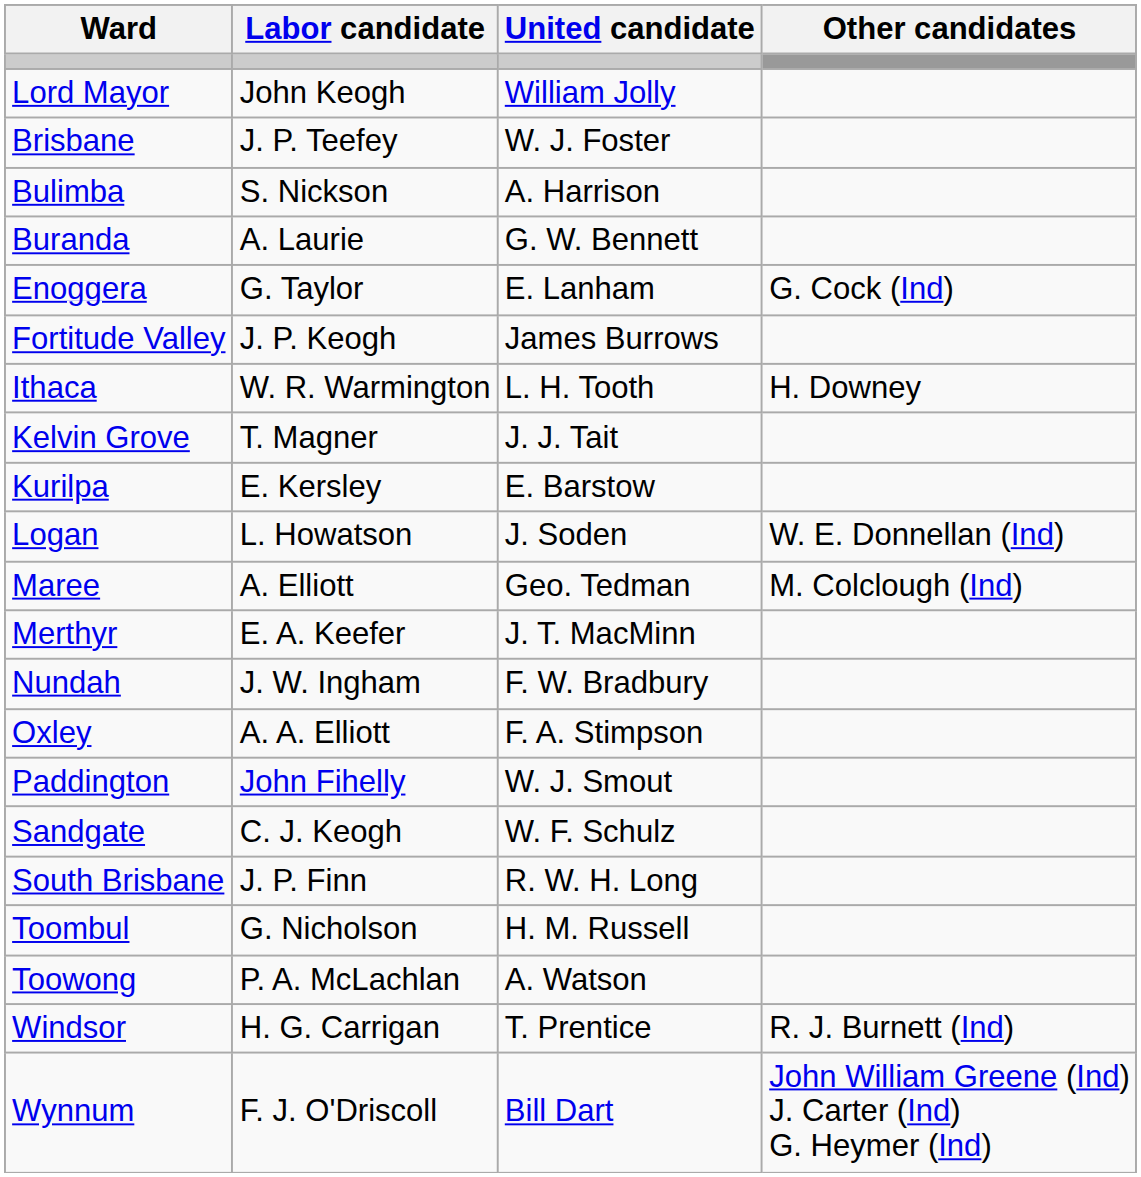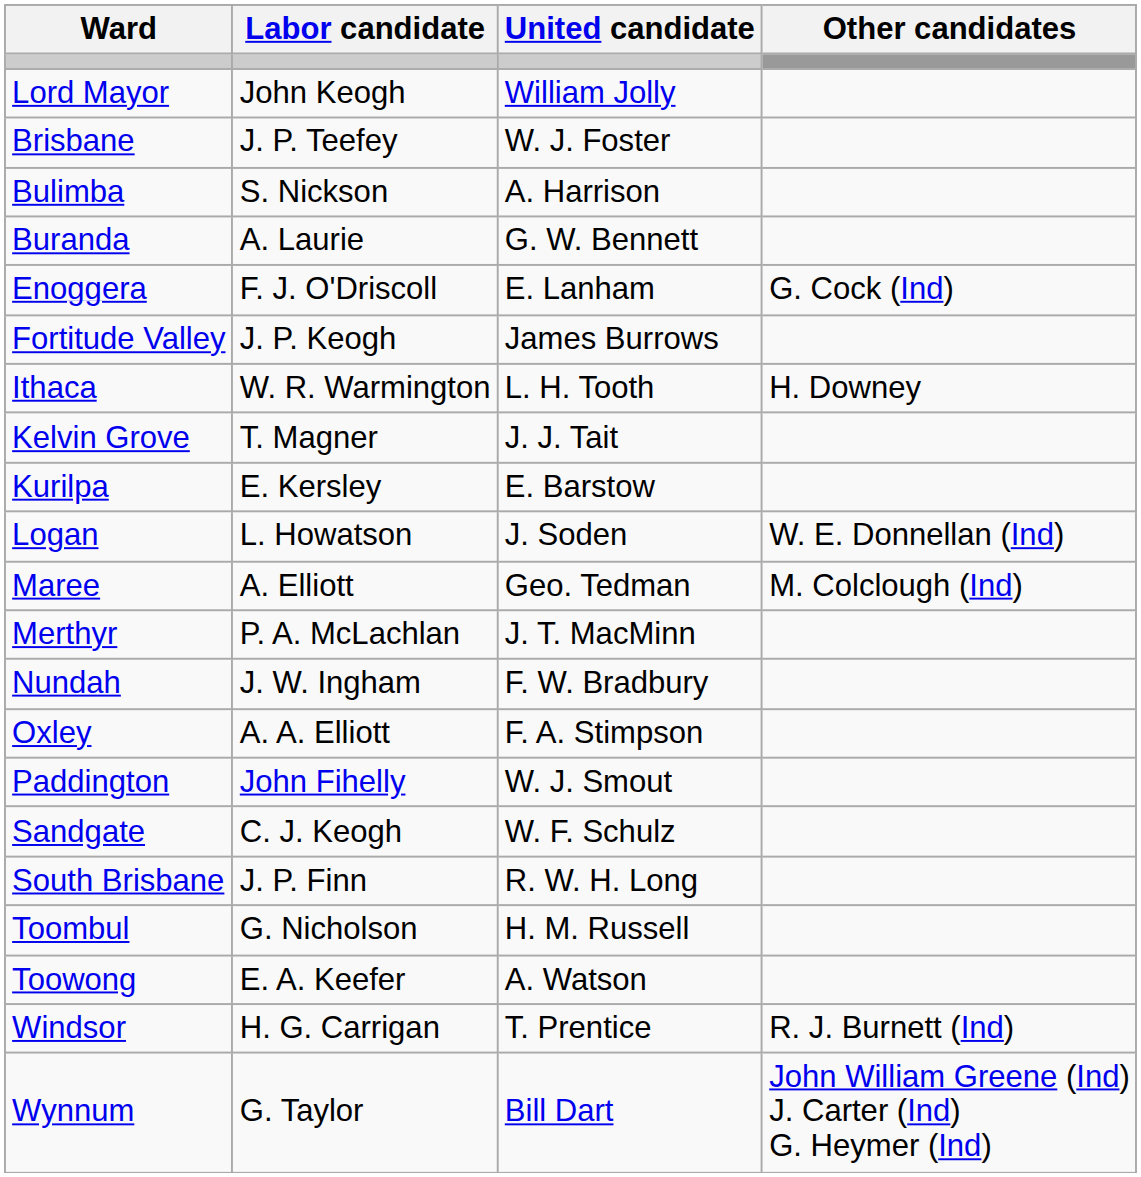(302, 289) G. Taylor -> (338, 289) F. J. O'Driscoll
(323, 634) E. A. Keefer -> (350, 634) P. A. McLachlan
(350, 978) P. A. McLachlan -> (323, 978) E. A. Keefer
(338, 1112) F. J. O'Driscoll -> (302, 1112) G. Taylor
